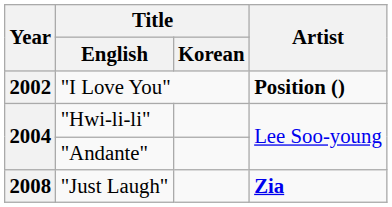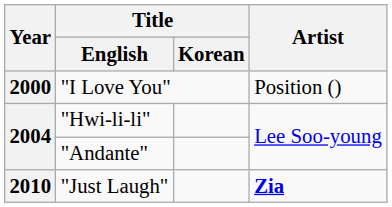(30, 86) 2002 -> (30, 86) 2000
(300, 86) bold -> (298, 86) normal
(30, 185) 2008 -> (30, 185) 2010
